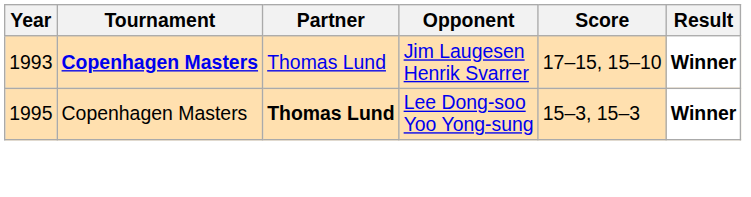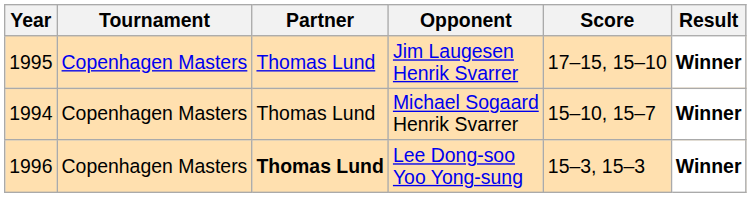(31, 62) 1993 -> (31, 62) 1995
(160, 62) bold -> (154, 62) normal
+ row: (466, 114)
(31, 114) 1995 -> (31, 167) 1996
